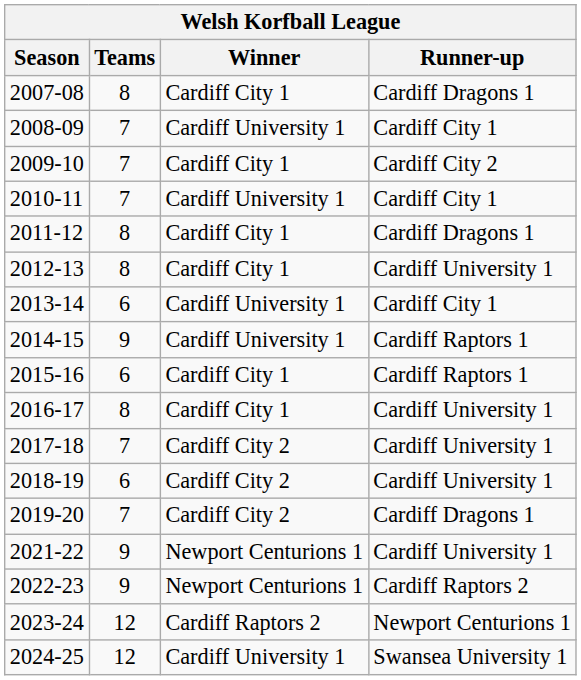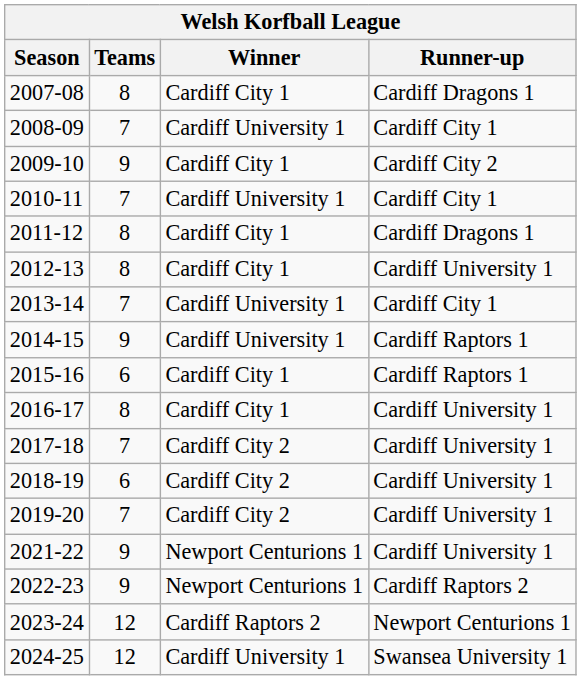(125, 163) 7 -> (125, 163) 9
(125, 304) 6 -> (125, 304) 7
(454, 515) Cardiff Dragons 1 -> (463, 515) Cardiff University 1
